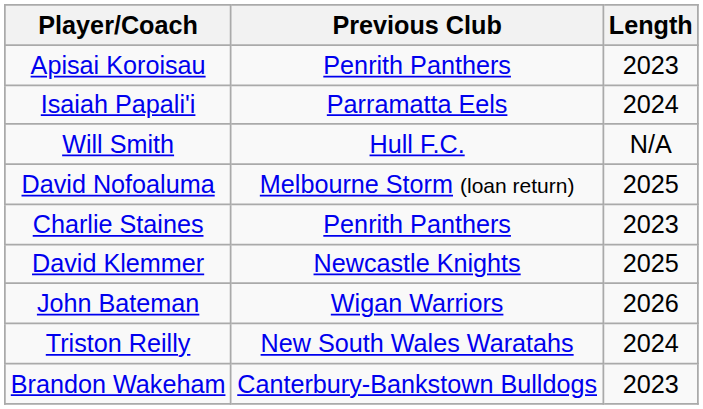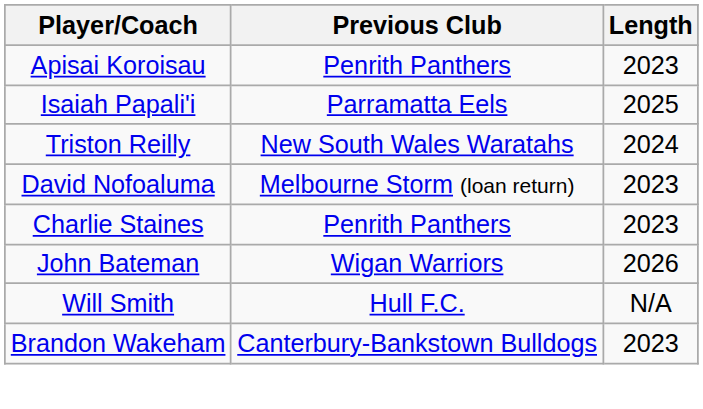(651, 105) 2024 -> (651, 105) 2025
rows swapped: (118, 344) <-> (118, 145)
(651, 184) 2025 -> (651, 184) 2023
- row: (118, 264)
